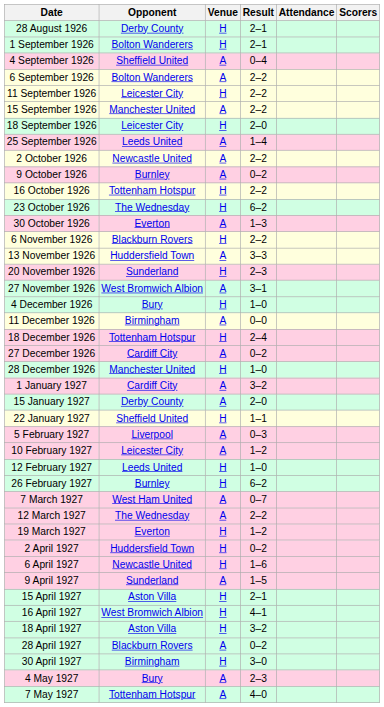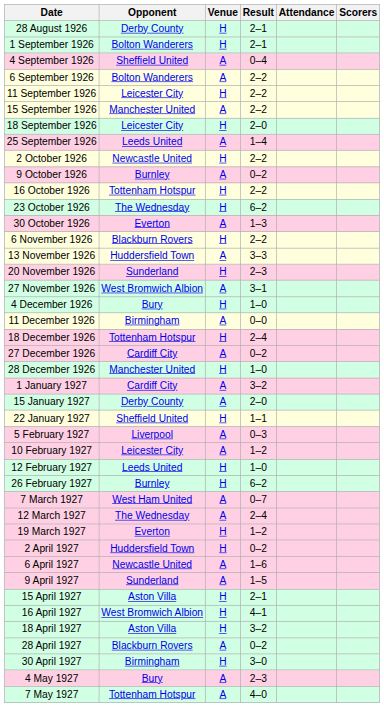(223, 158) A -> (223, 158) H
(258, 516) 2–2 -> (258, 516) 2–4
(223, 564) H -> (223, 564) A
